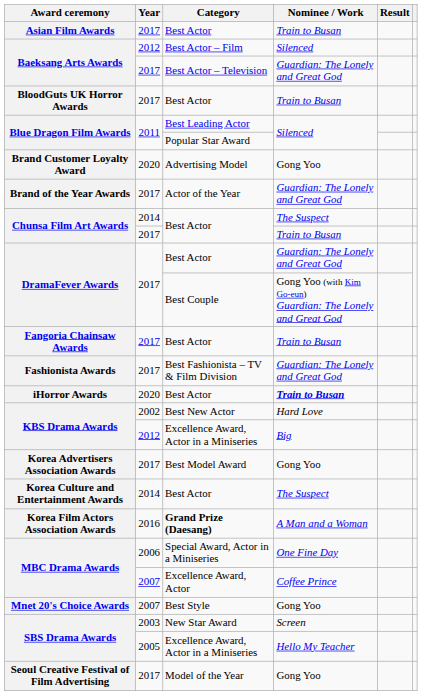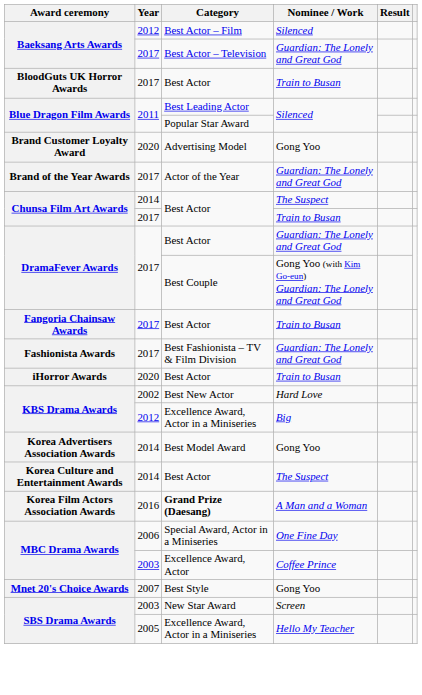- row: (70, 30)
(310, 394) bold -> (308, 377) normal
(149, 464) 2017 -> (148, 447) 2014
(149, 582) 2007 -> (148, 565) 2003
- row: (70, 675)
